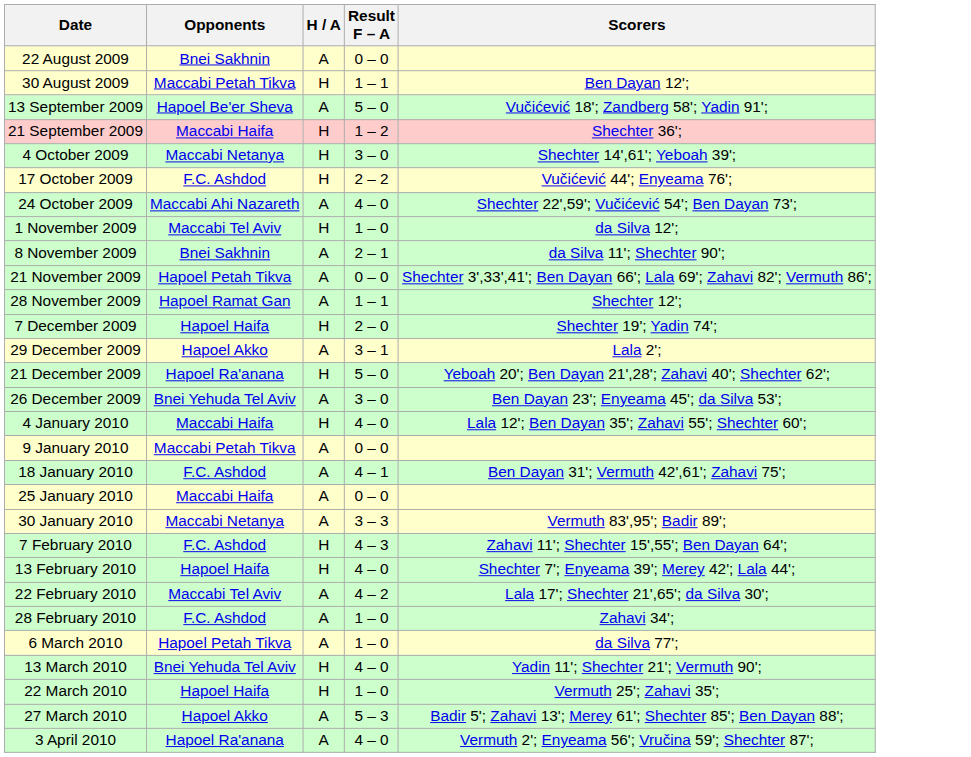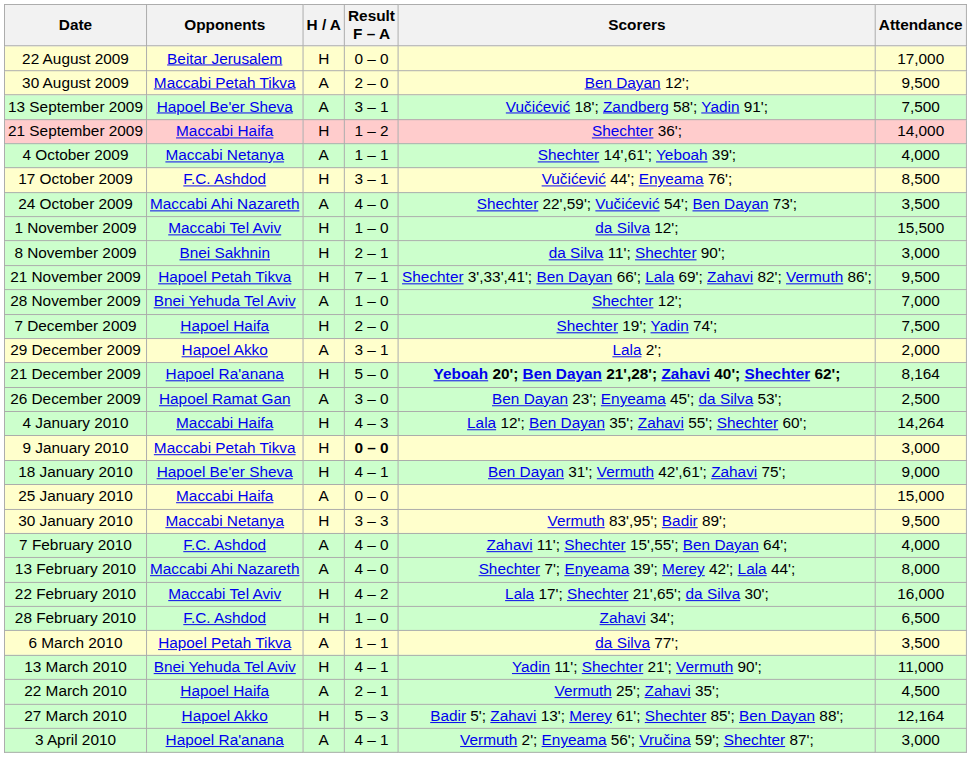+ column: (921, 25)
(225, 58) Bnei Sakhnin -> (225, 58) Beitar Jerusalem
(324, 58) A -> (324, 58) H
(324, 82) H -> (324, 82) A
(371, 82) 1 – 1 -> (371, 82) 2 – 0
(371, 107) 5 – 0 -> (371, 107) 3 – 1
(324, 155) H -> (324, 155) A
(371, 155) 3 – 0 -> (371, 155) 1 – 1
(371, 180) 2 – 2 -> (371, 180) 3 – 1
(324, 253) A -> (324, 253) H
(324, 277) A -> (324, 277) H
(371, 277) 0 – 0 -> (371, 277) 7 – 1
(225, 301) Hapoel Ramat Gan -> (225, 301) Bnei Yehuda Tel Aviv
(371, 301) 1 – 1 -> (371, 301) 1 – 0
(637, 374) normal -> (637, 374) bold
(225, 399) Bnei Yehuda Tel Aviv -> (225, 399) Hapoel Ramat Gan
(371, 423) 4 – 0 -> (371, 423) 4 – 3
(324, 448) A -> (324, 448) H
(371, 448) normal -> (371, 448) bold
(225, 472) F.C. Ashdod -> (225, 472) Hapoel Be'er Sheva
(324, 472) A -> (324, 472) H
(324, 521) A -> (324, 521) H
(324, 545) H -> (324, 545) A
(371, 545) 4 – 3 -> (371, 545) 4 – 0
(225, 569) Hapoel Haifa -> (225, 569) Maccabi Ahi Nazareth
(324, 569) H -> (324, 569) A
(324, 594) A -> (324, 594) H
(324, 618) A -> (324, 618) H
(371, 642) 1 – 0 -> (371, 642) 1 – 1
(371, 667) 4 – 0 -> (371, 667) 4 – 1
(324, 691) H -> (324, 691) A
(371, 691) 1 – 0 -> (371, 691) 2 – 1
(324, 716) A -> (324, 716) H
(371, 740) 4 – 0 -> (371, 740) 4 – 1
